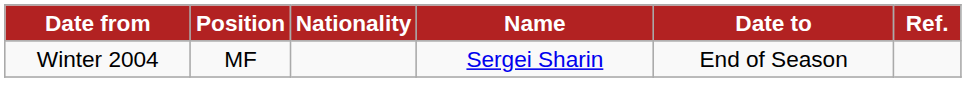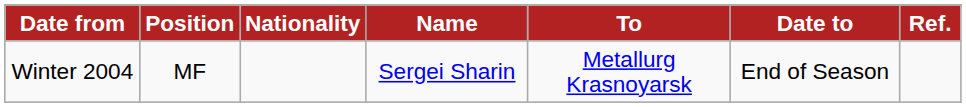+ column: (629, 23)
